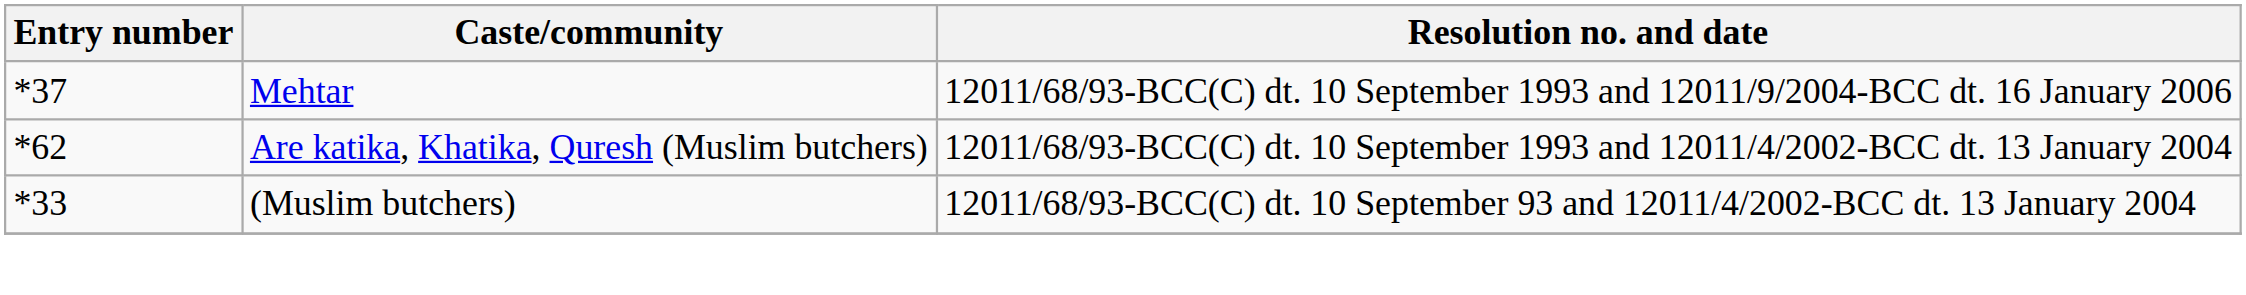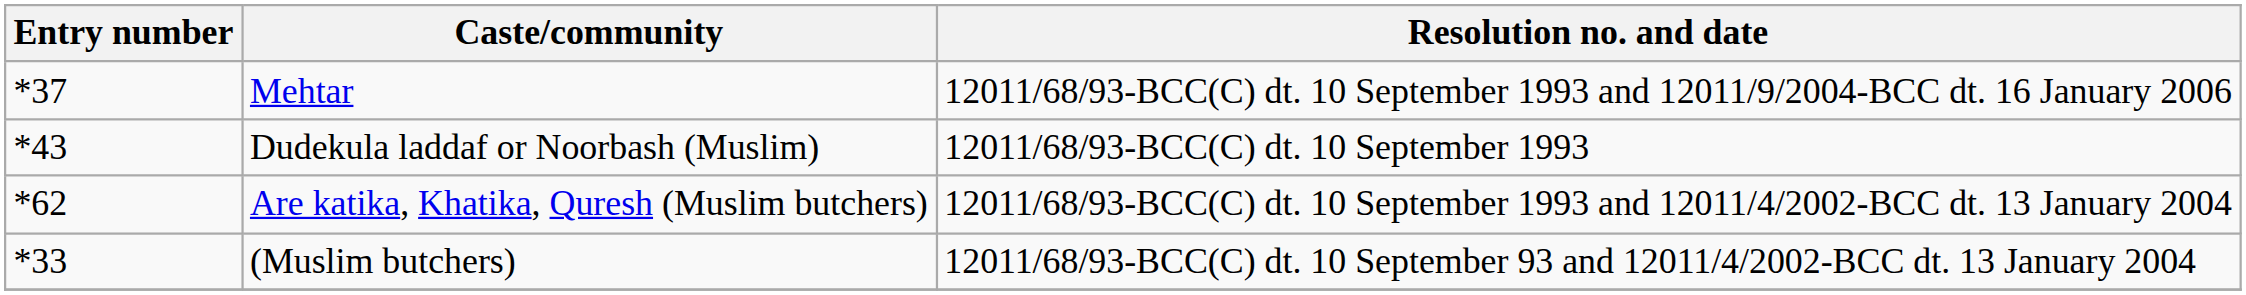+ row: (535, 146)
